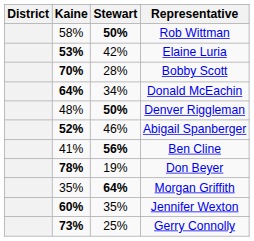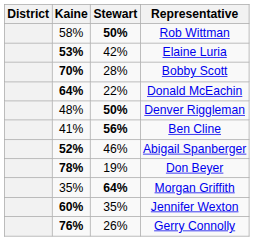(115, 91) 34% -> (115, 91) 22%
rows swapped: (195, 149) <-> (195, 129)
(71, 226) 73% -> (71, 226) 76%
(115, 226) 25% -> (115, 226) 26%
